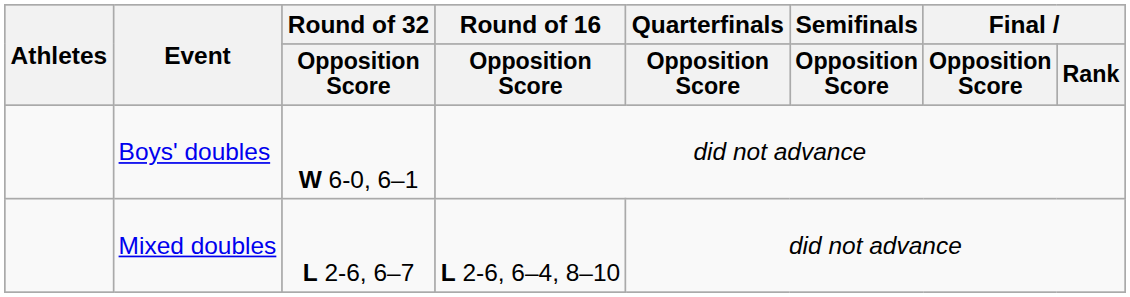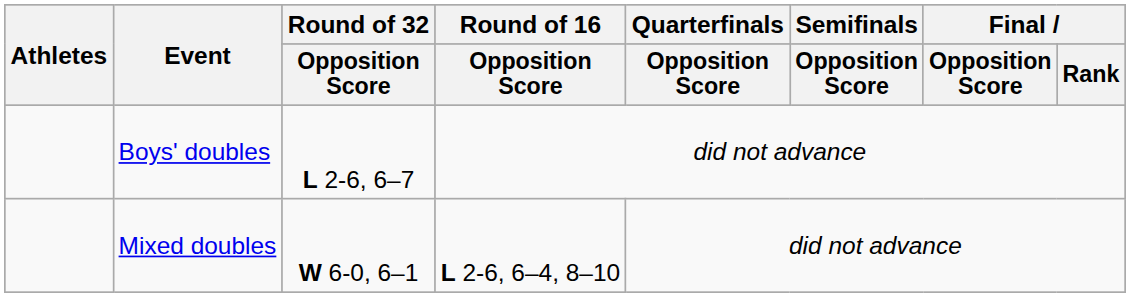(358, 180) W 6-0, 6–1 -> (358, 180) L 2-6, 6–7
(358, 273) L 2-6, 6–7 -> (358, 273) W 6-0, 6–1
